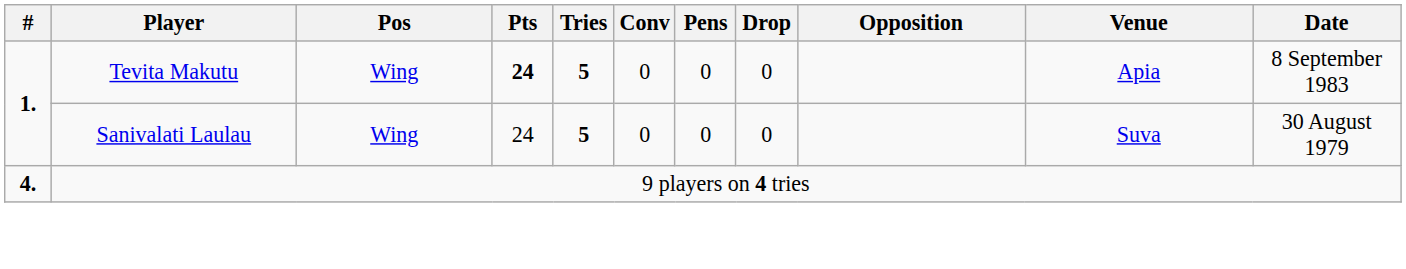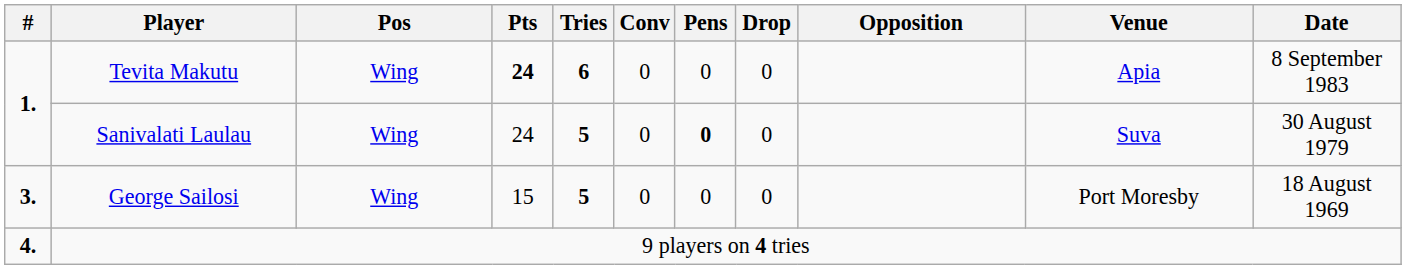(584, 72) 5 -> (584, 72) 6
(706, 134) normal -> (706, 134) bold
+ row: (174, 197)
